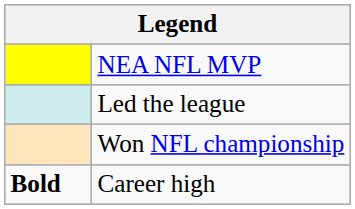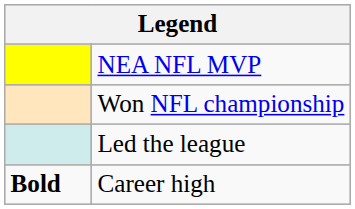rows swapped: (221, 143) <-> (171, 104)
